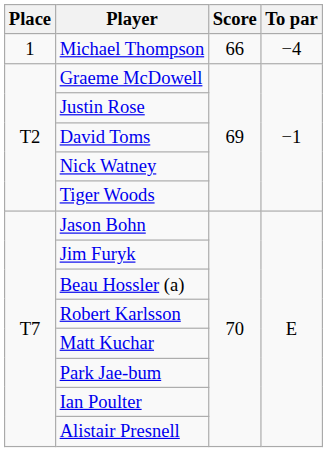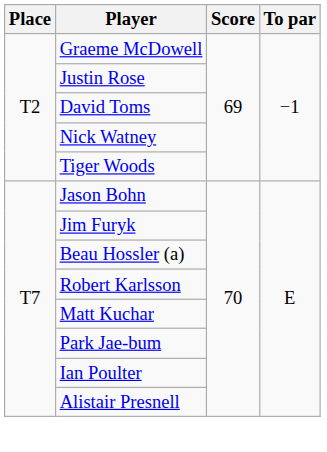- row: (132, 48)
